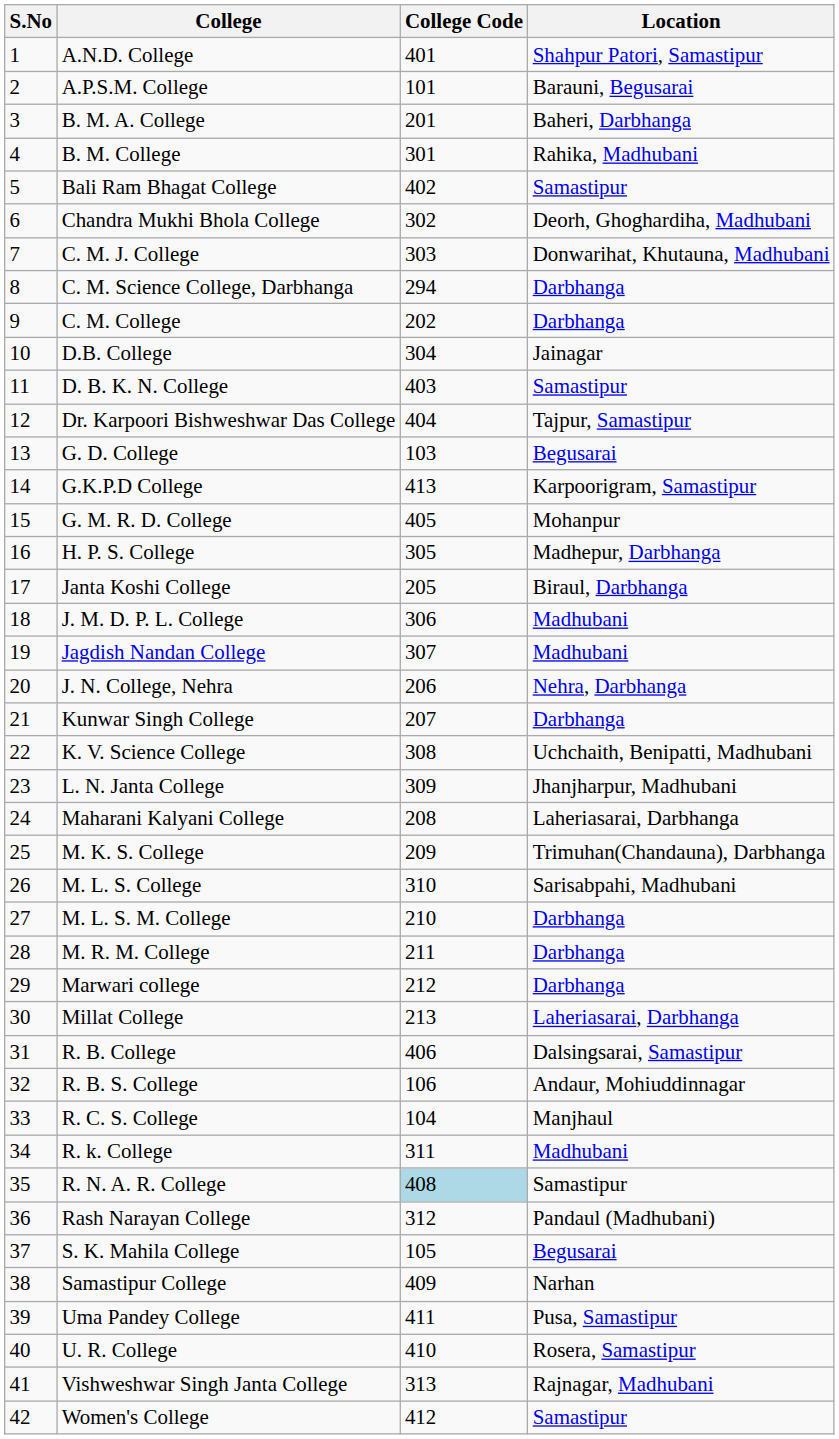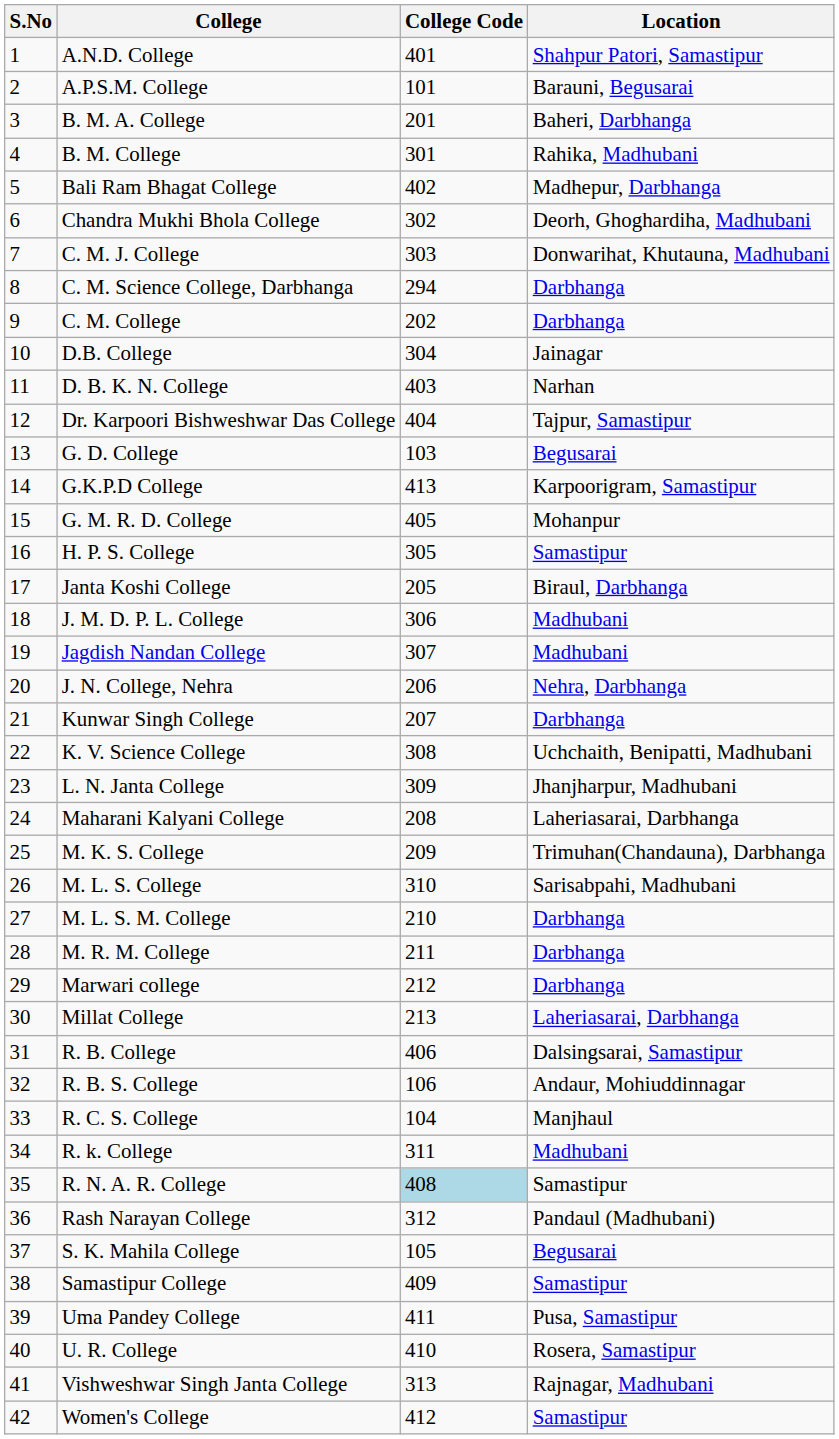(580, 187) Samastipur -> (627, 187) Madhepur, Darbhanga
(580, 386) Samastipur -> (564, 386) Narhan
(627, 552) Madhepur, Darbhanga -> (580, 552) Samastipur
(564, 1284) Narhan -> (580, 1284) Samastipur
